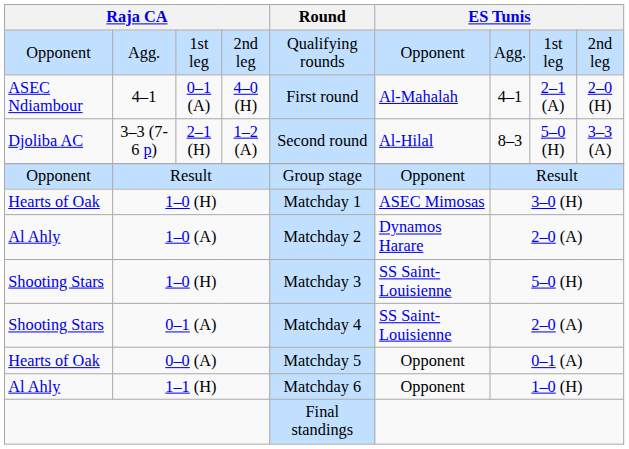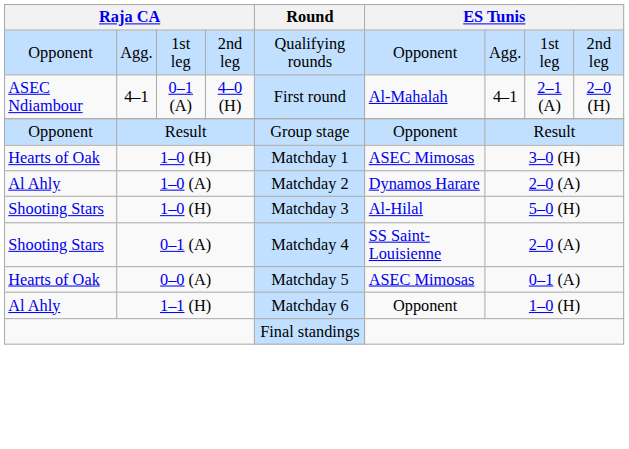- row: (46, 140)
(415, 281) SS Saint-Louisienne -> (396, 209) Al-Hilal
(433, 360) Opponent -> (422, 279) ASEC Mimosas
